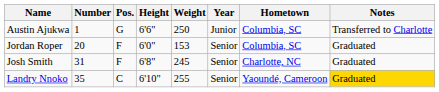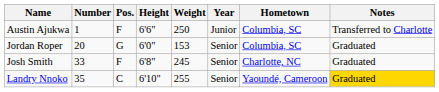(120, 29) G -> (119, 29) F
(119, 45) F -> (120, 45) G
(79, 62) 31 -> (79, 62) 33
